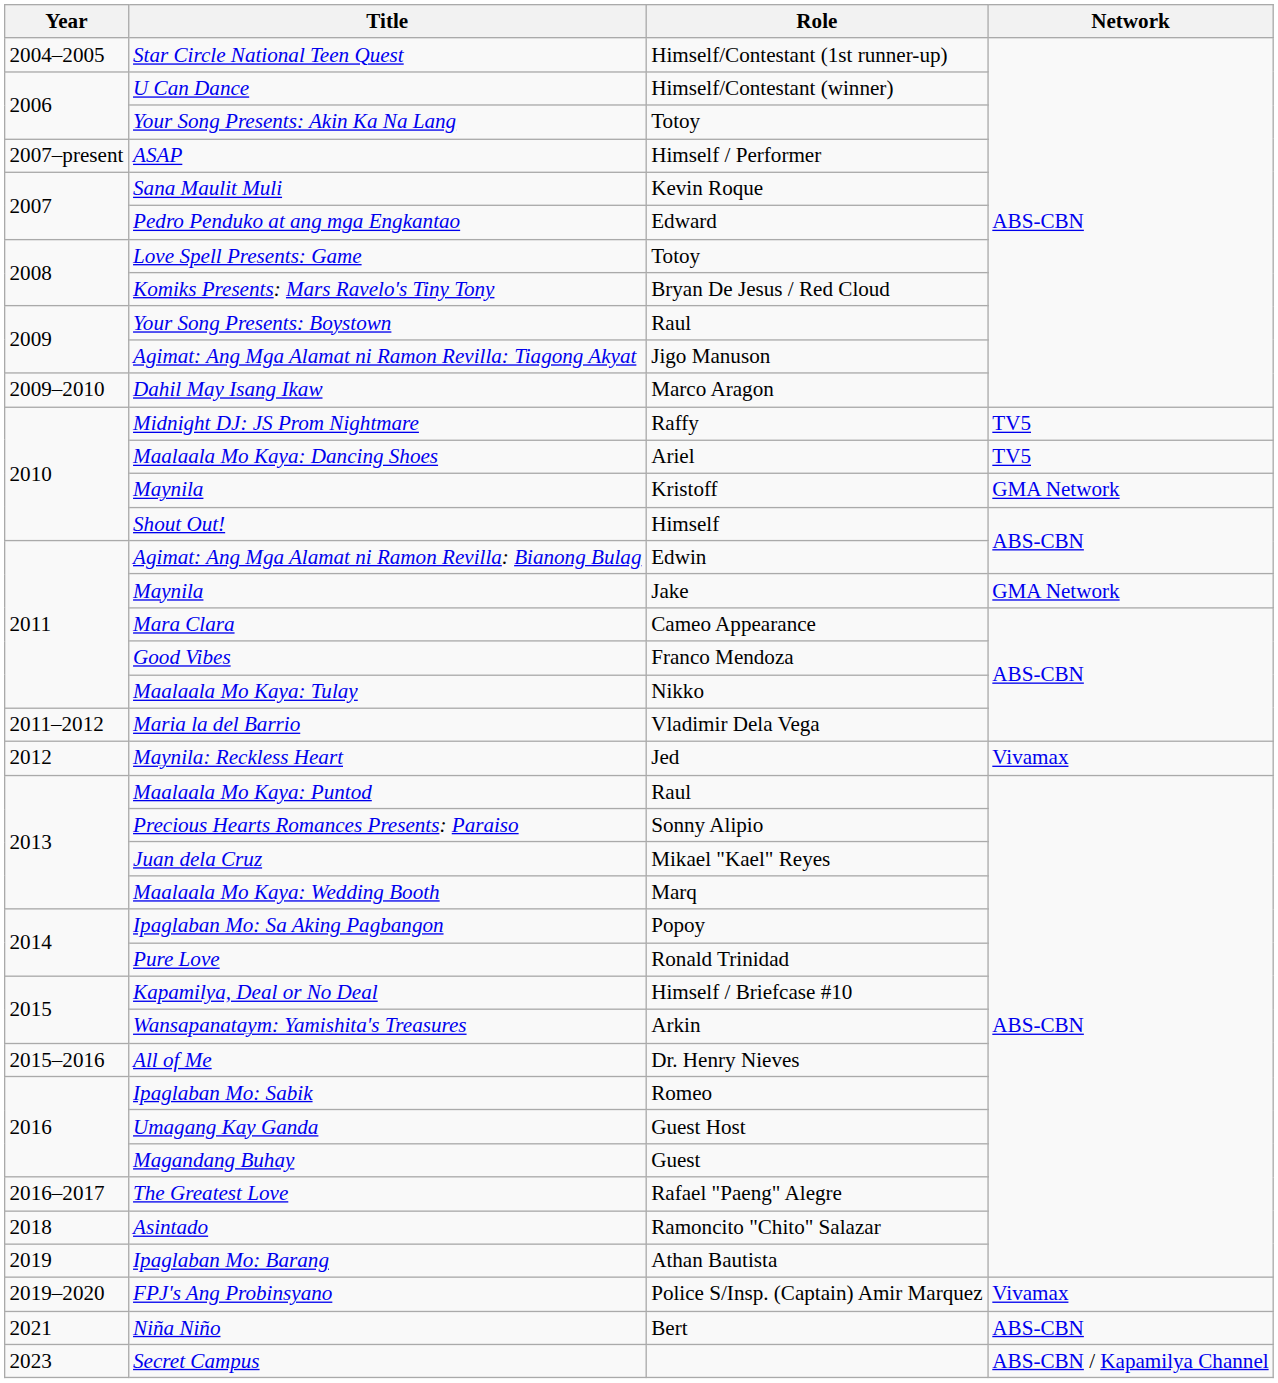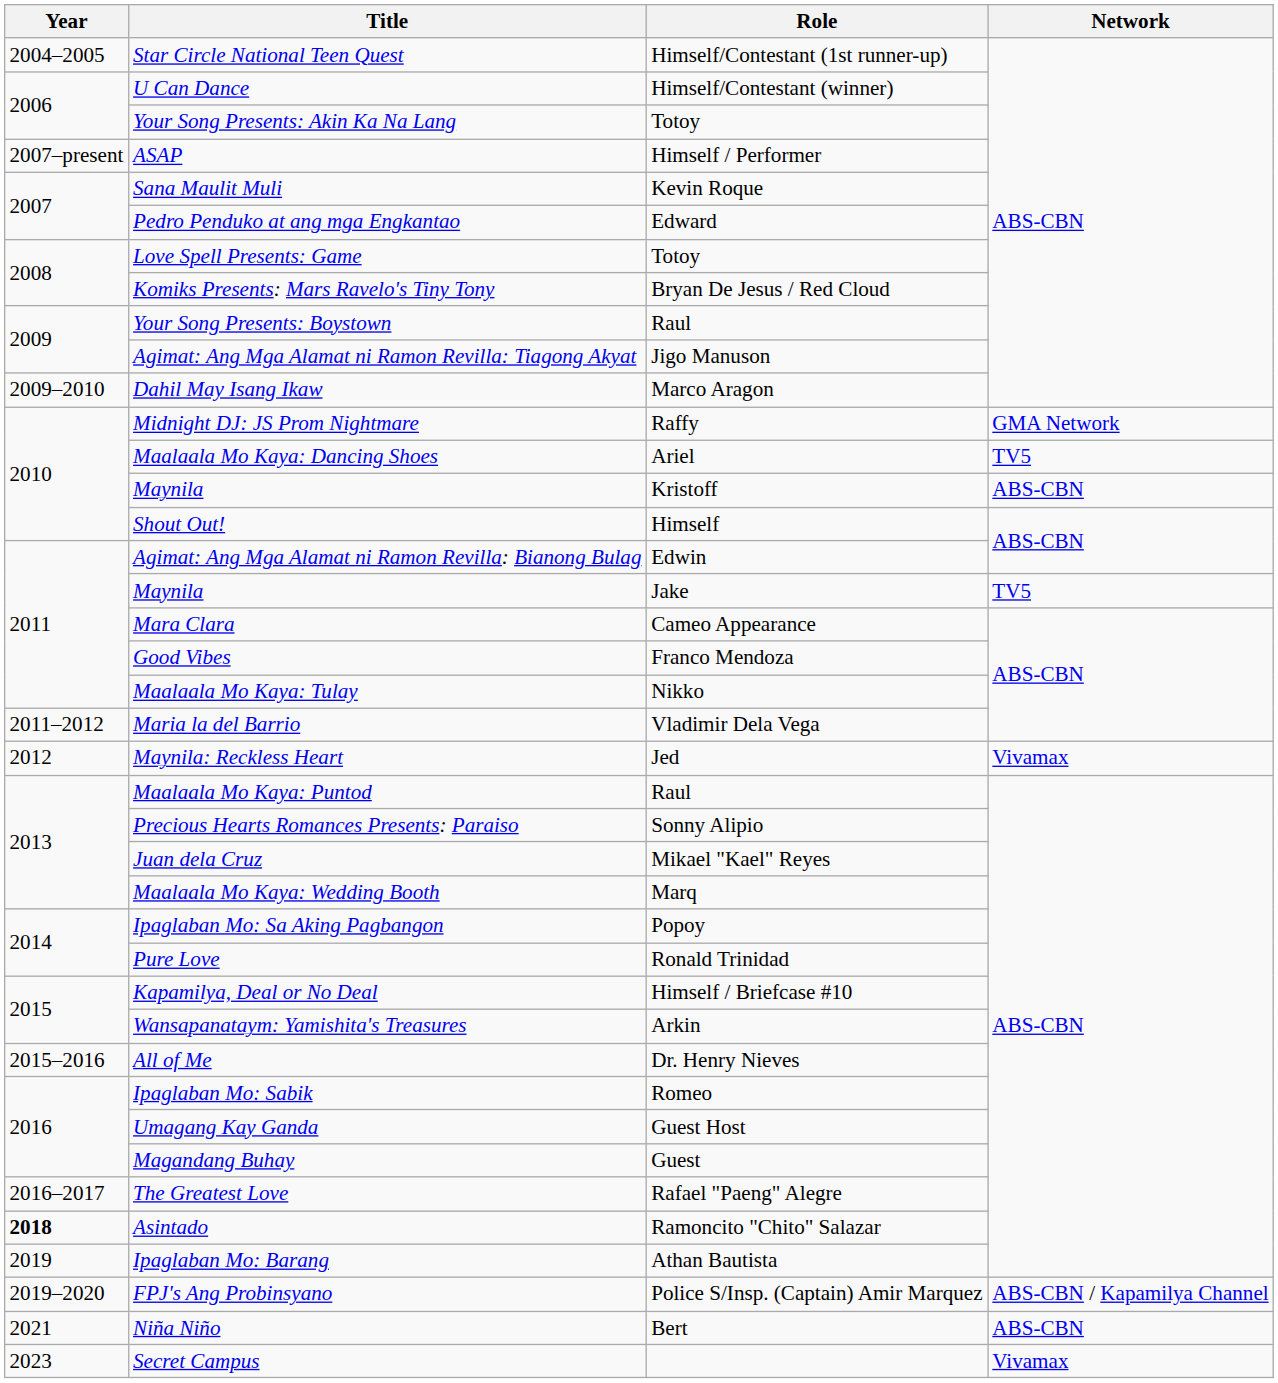(1012, 423) TV5 -> (1056, 423) GMA Network
(1056, 490) GMA Network -> (1038, 490) ABS-CBN
(1056, 590) GMA Network -> (1012, 590) TV5
(31, 1227) normal -> (31, 1227) bold
(1030, 1294) Vivamax -> (1130, 1294) ABS-CBN / Kapamilya Channel
(1130, 1361) ABS-CBN / Kapamilya Channel -> (1030, 1361) Vivamax
